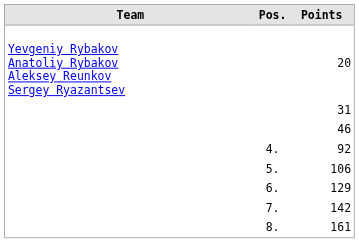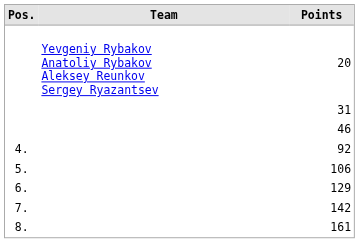columns swapped: (273, 15) <-> (130, 15)
